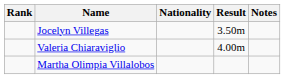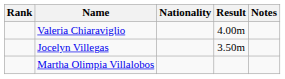rows swapped: (81, 47) <-> (73, 30)
